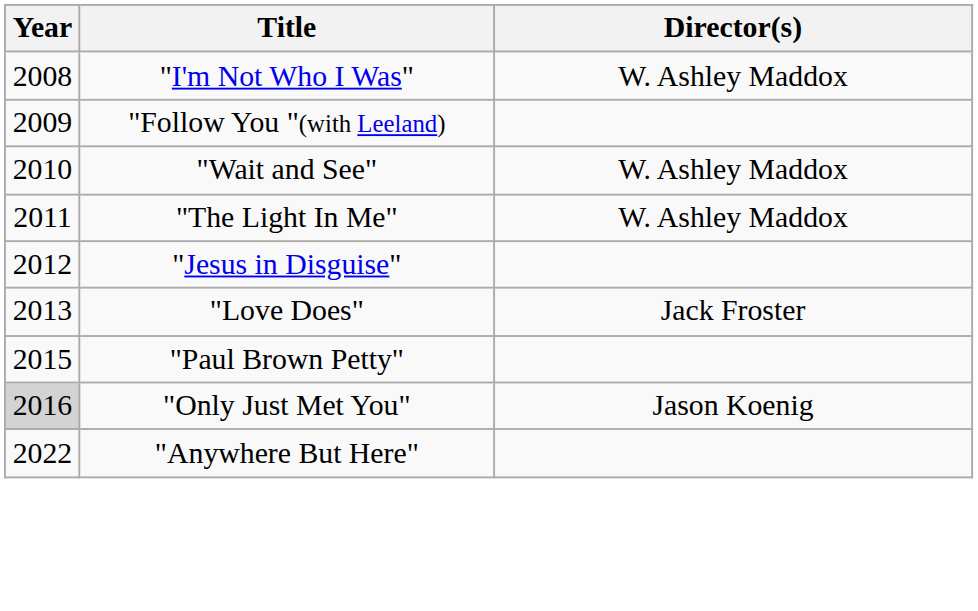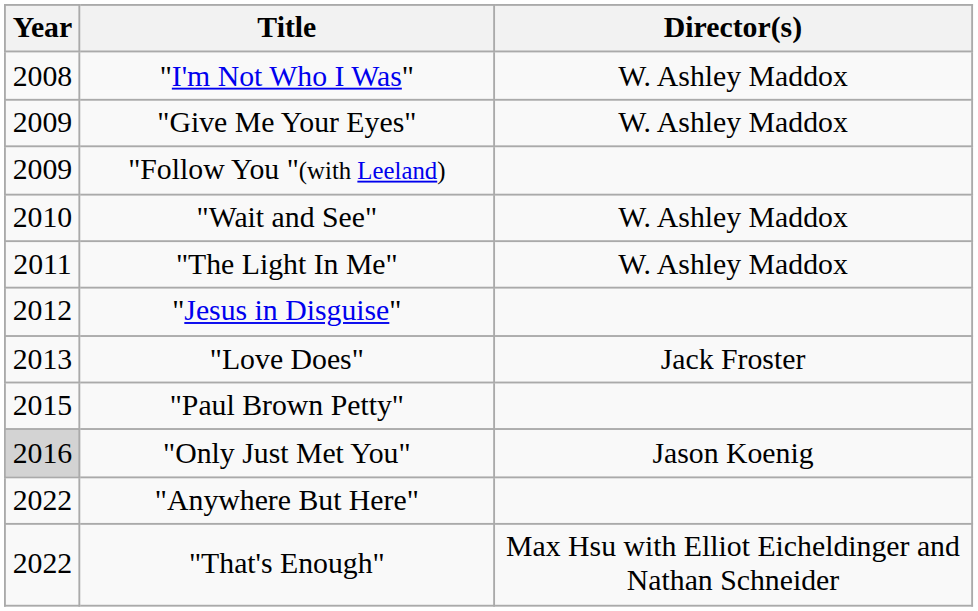+ row: (287, 122)
+ row: (287, 564)
